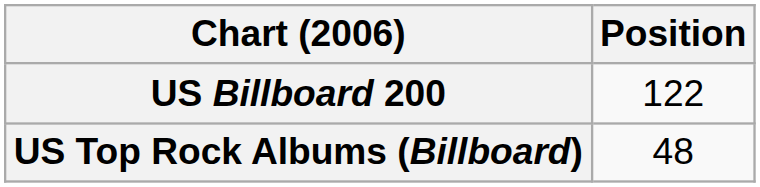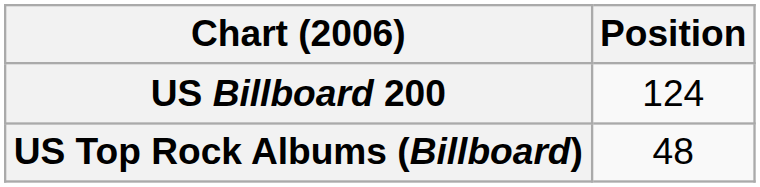(673, 92) 122 -> (673, 92) 124
